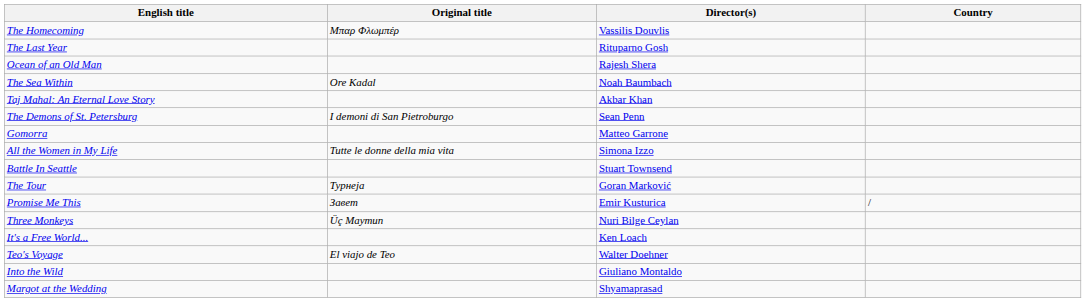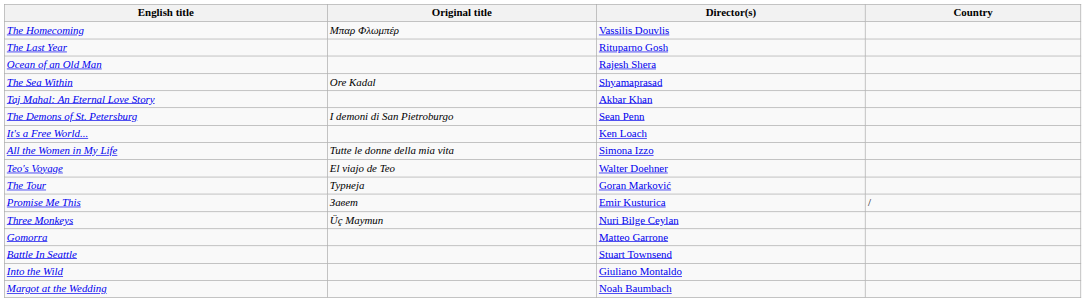(635, 82) Noah Baumbach -> (631, 82) Shyamaprasad
rows swapped: (27, 133) <-> (47, 237)
rows swapped: (35, 254) <-> (42, 168)
(631, 289) Shyamaprasad -> (635, 289) Noah Baumbach
